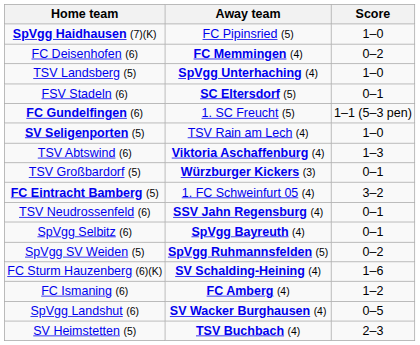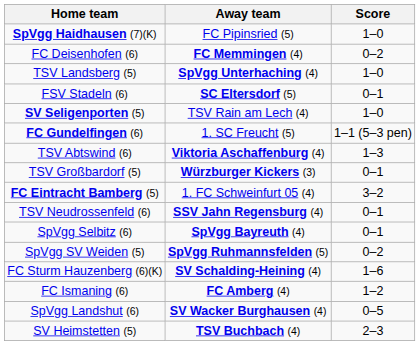rows swapped: (85, 113) <-> (85, 133)
